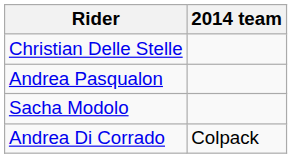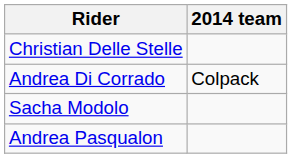rows swapped: (87, 138) <-> (86, 78)
